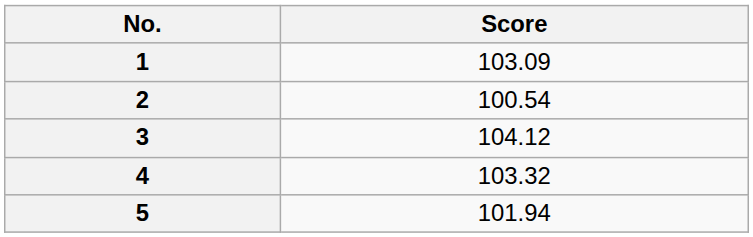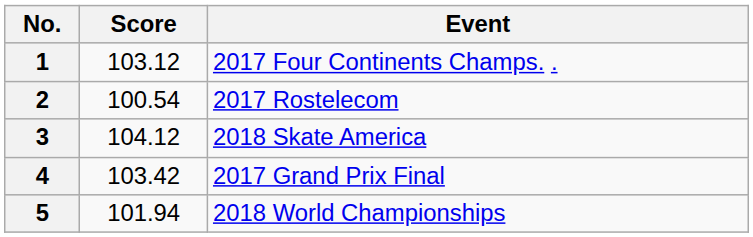+ column: (478, 24)
(514, 62) 103.09 -> (144, 62) 103.12
(514, 175) 103.32 -> (144, 175) 103.42
